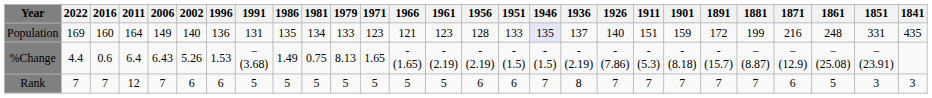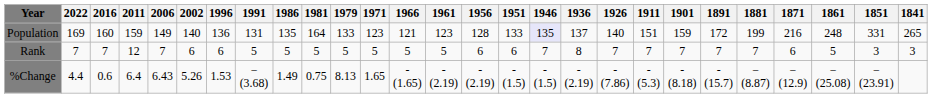(134, 32) 164 -> (134, 32) 159
(316, 32) 134 -> (316, 32) 164
(913, 32) 435 -> (913, 32) 265
rows swapped: (33, 83) <-> (33, 58)
